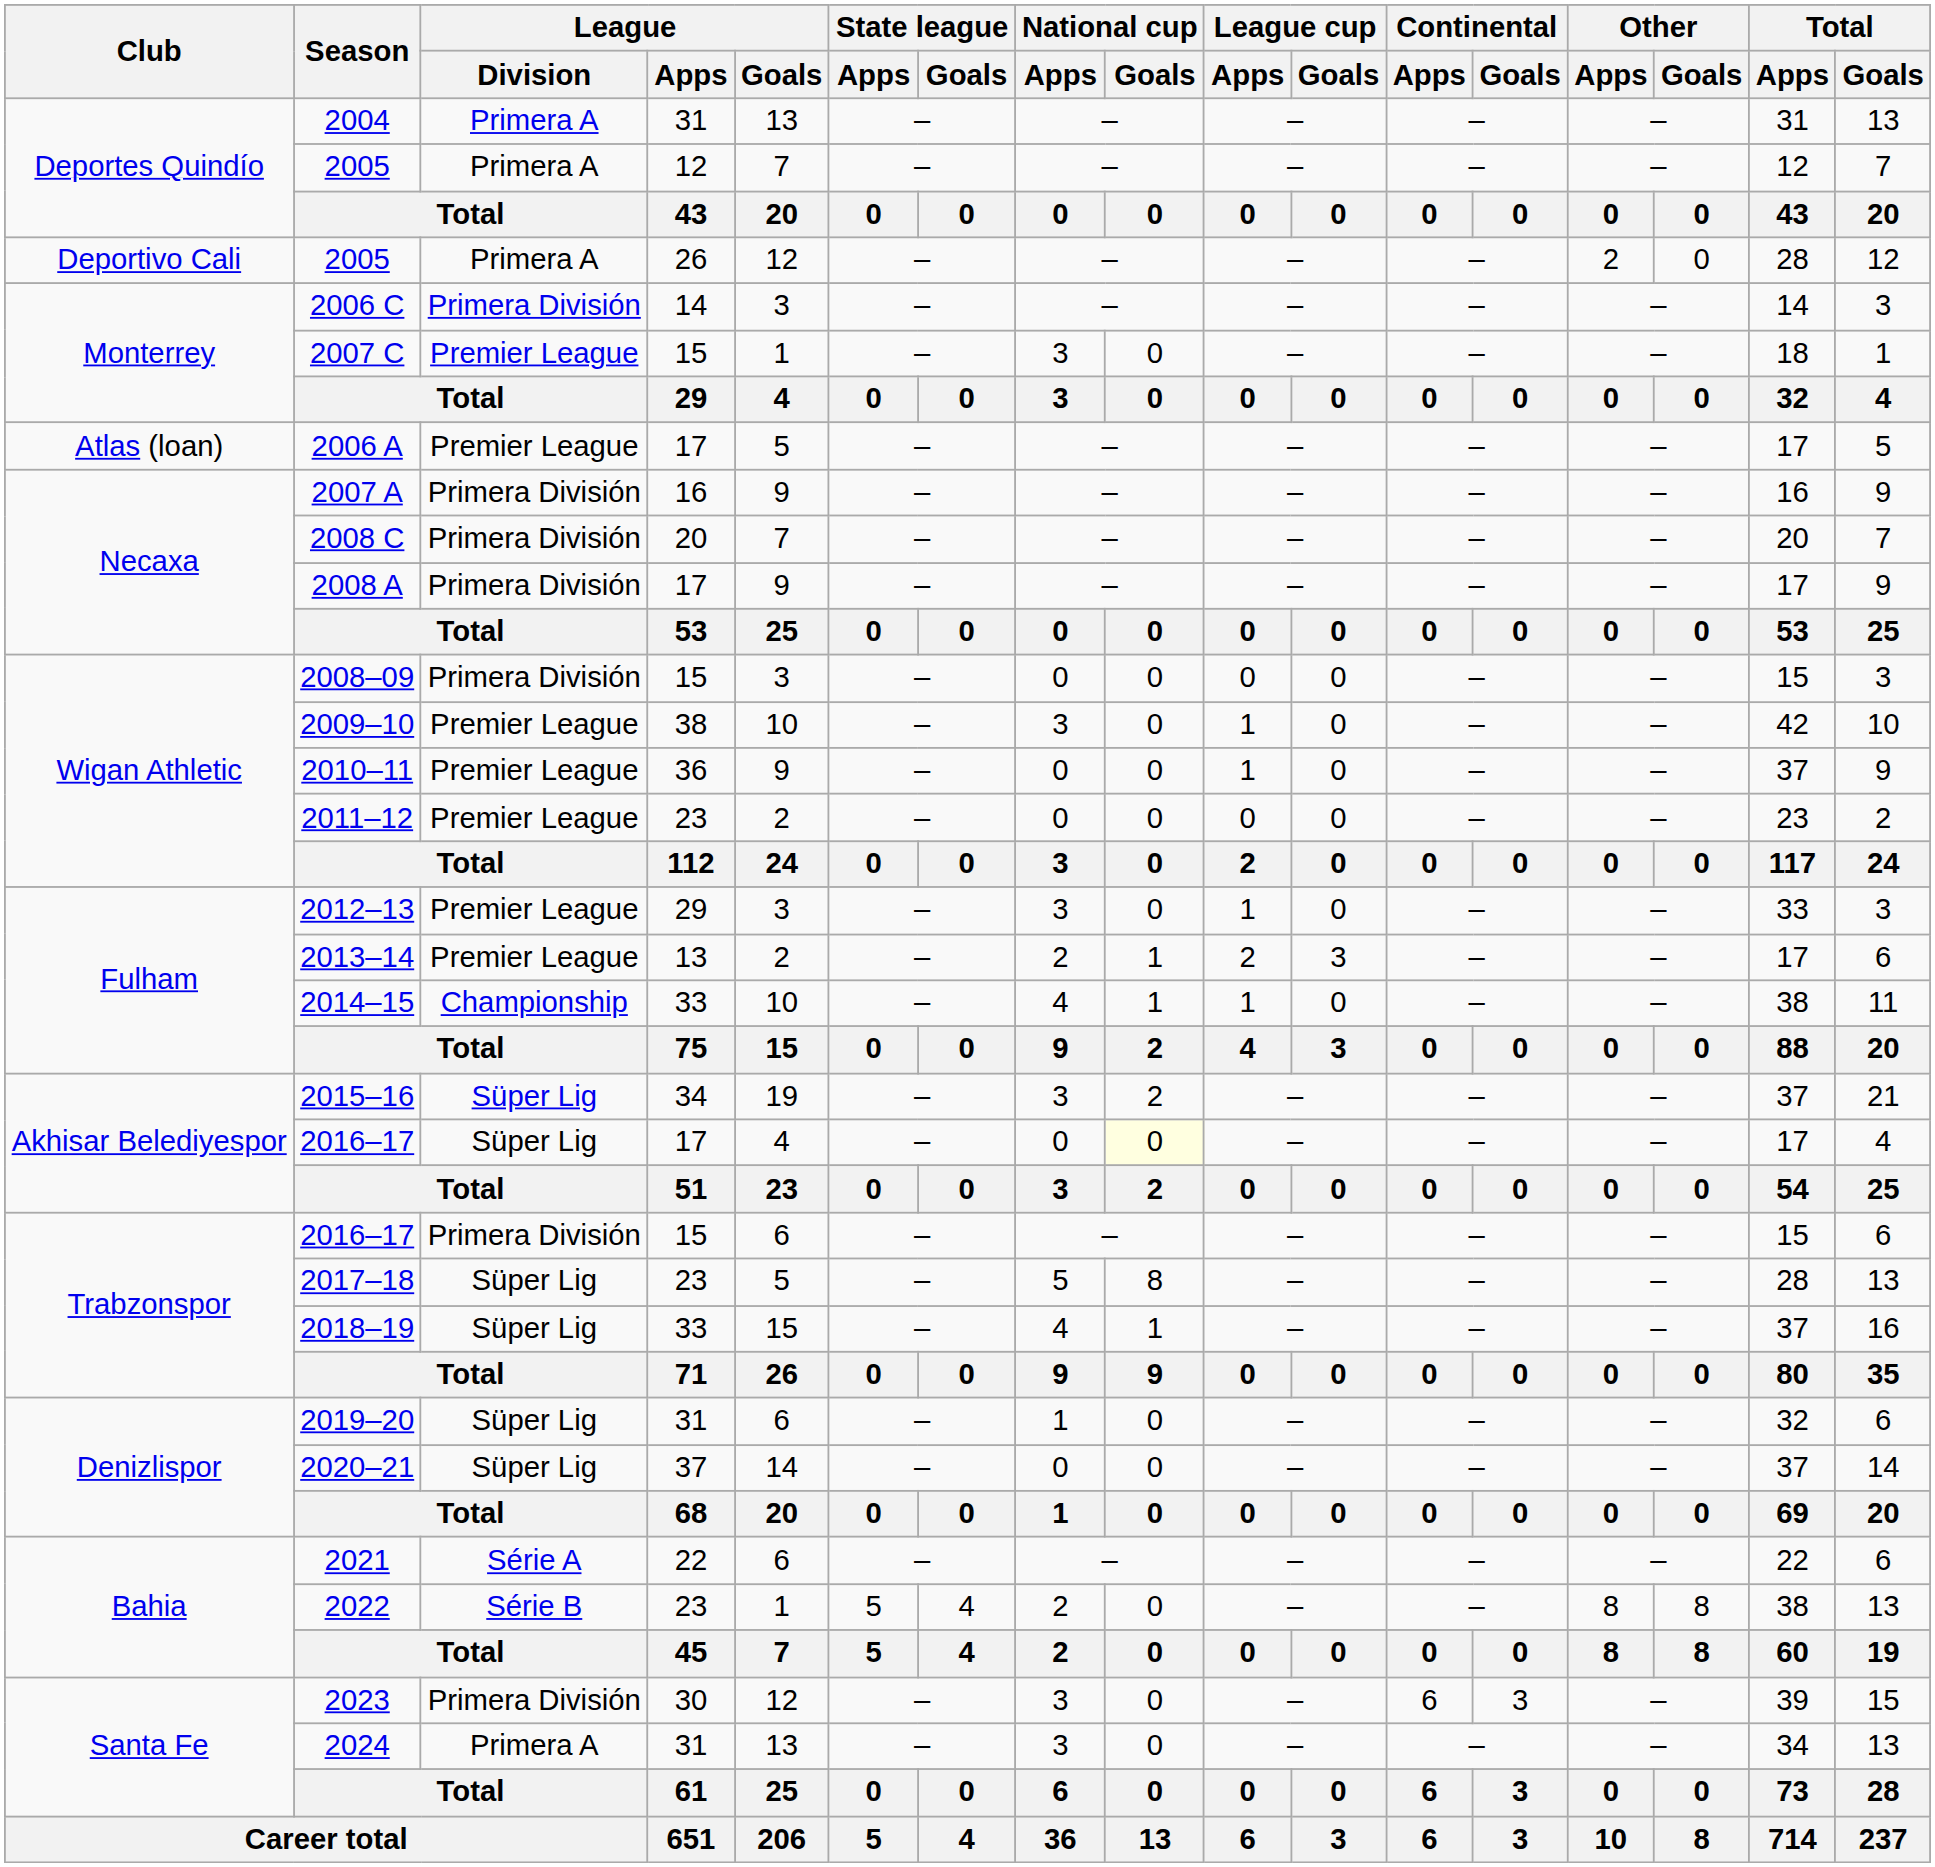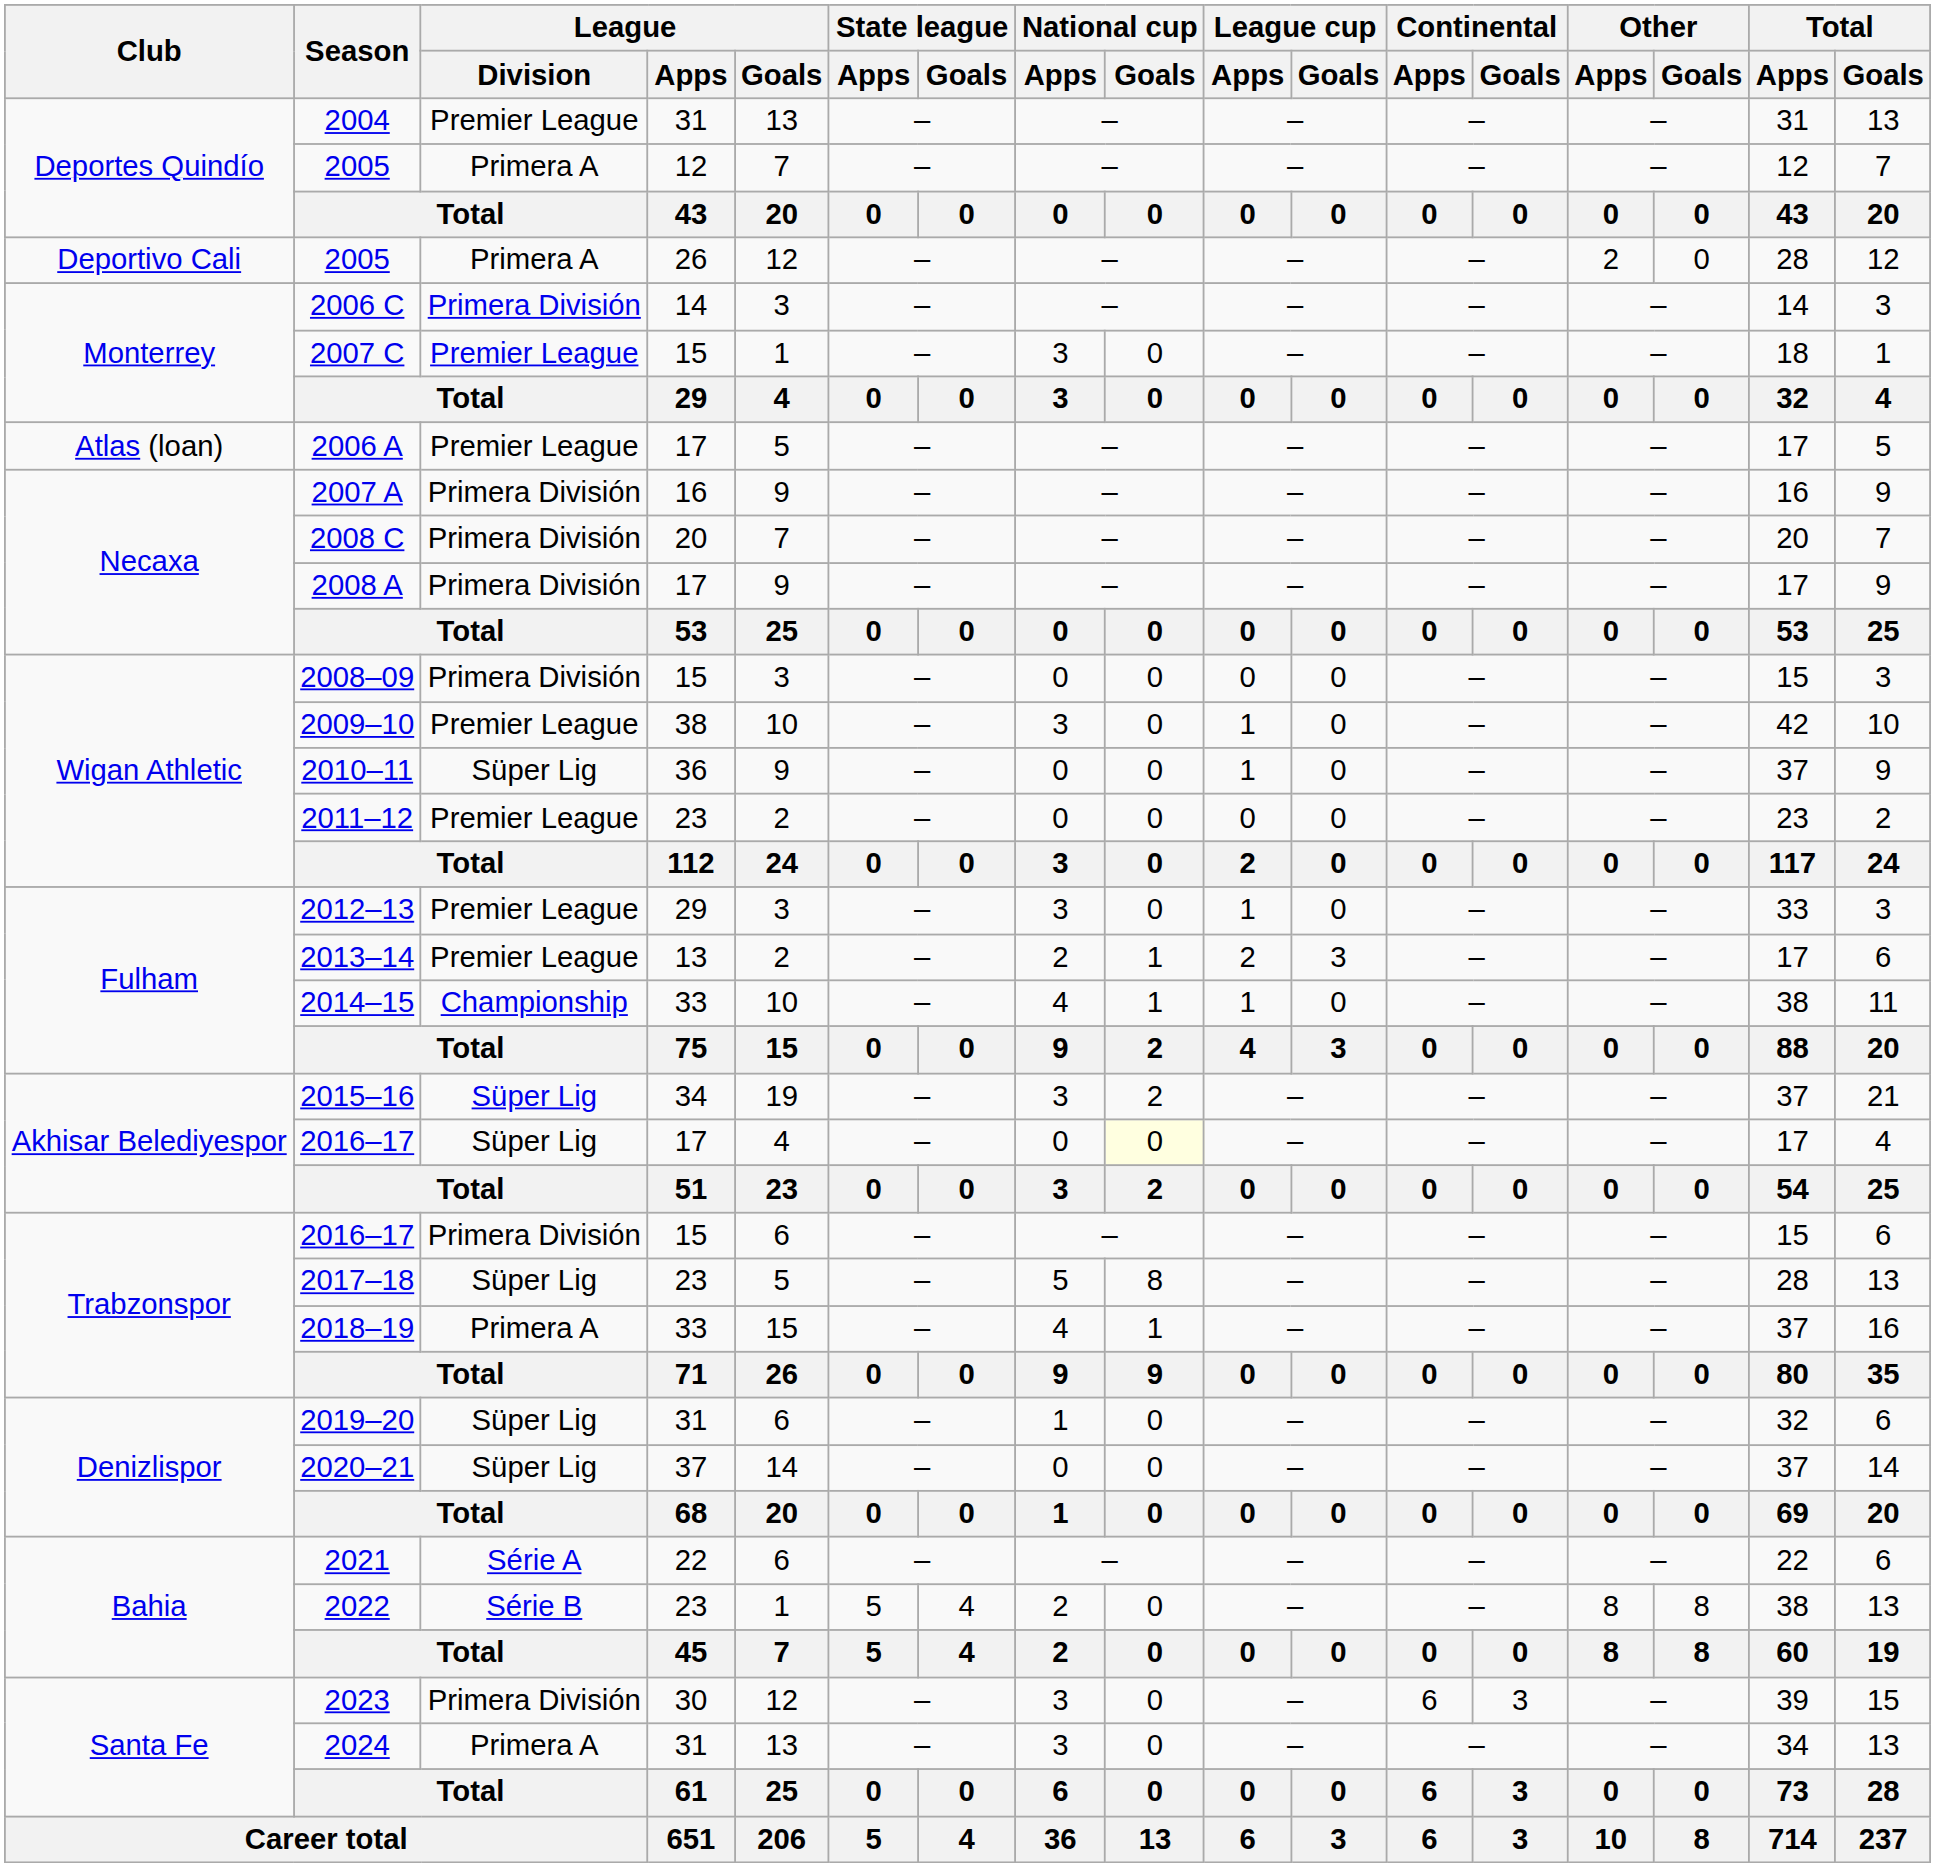(534, 120) Primera A -> (534, 120) Premier League
(534, 770) Premier League -> (534, 770) Süper Lig
(534, 1327) Süper Lig -> (534, 1327) Primera A
